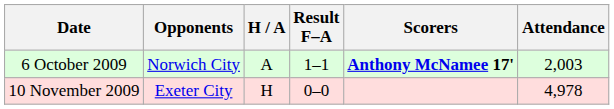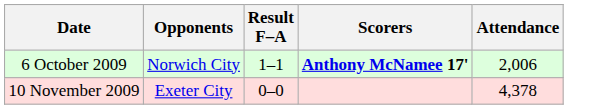- column: (267, 27)
(563, 63) 2,003 -> (518, 63) 2,006
(563, 90) 4,978 -> (518, 90) 4,378
